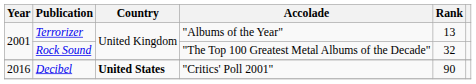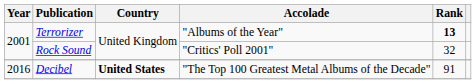(449, 32) normal -> (449, 32) bold
(306, 50) "The Top 100 Greatest Metal Albums of the Decade" -> (228, 50) "Critics' Poll 2001"
(228, 69) "Critics' Poll 2001" -> (306, 69) "The Top 100 Greatest Metal Albums of the Decade"
(449, 69) 90 -> (449, 69) 91
